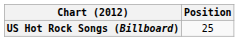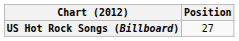(208, 29) 25 -> (208, 29) 27
